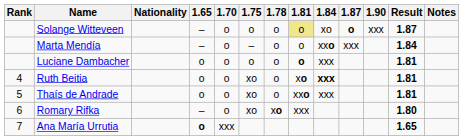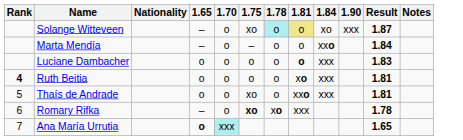- column: (351, 13)
(251, 29) o -> (251, 29) xo
(276, 29) no background -> (276, 29) paleturquoise background
(407, 62) 1.81 -> (382, 62) 1.83
(19, 78) normal -> (19, 78) bold
(251, 78) xo -> (251, 78) o
(326, 78) bold -> (326, 78) normal
(251, 111) normal -> (251, 111) bold
(407, 111) 1.80 -> (382, 111) 1.78
(227, 127) no background -> (227, 127) paleturquoise background
